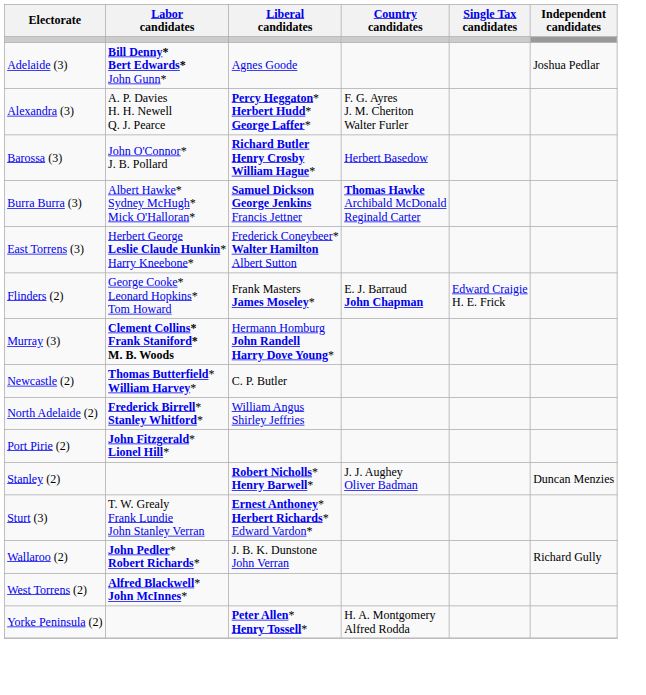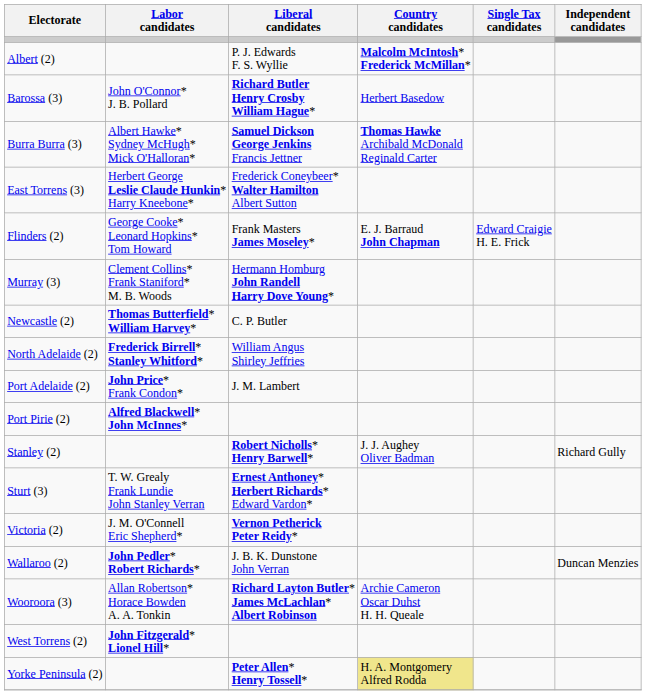- row: (37, 65)
+ row: (31, 58)
- row: (41, 111)
(153, 341) bold -> (150, 282) normal
+ row: (48, 386)
(152, 446) John Fitzgerald* Lionel Hill* -> (154, 419) Alfred Blackwell* John McInnes*
(574, 478) Duncan Menzies -> (592, 451) Richard Gully
+ row: (35, 530)
(567, 557) Richard Gully -> (598, 562) Duncan Menzies
+ row: (39, 602)
(154, 589) Alfred Blackwell* John McInnes* -> (152, 641) John Fitzgerald* Lionel Hill*
(390, 622) no background -> (406, 673) khaki background
